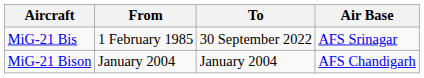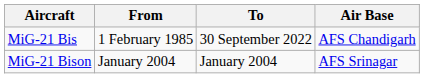(358, 38) AFS Srinagar -> (367, 38) AFS Chandigarh
(367, 61) AFS Chandigarh -> (358, 61) AFS Srinagar
